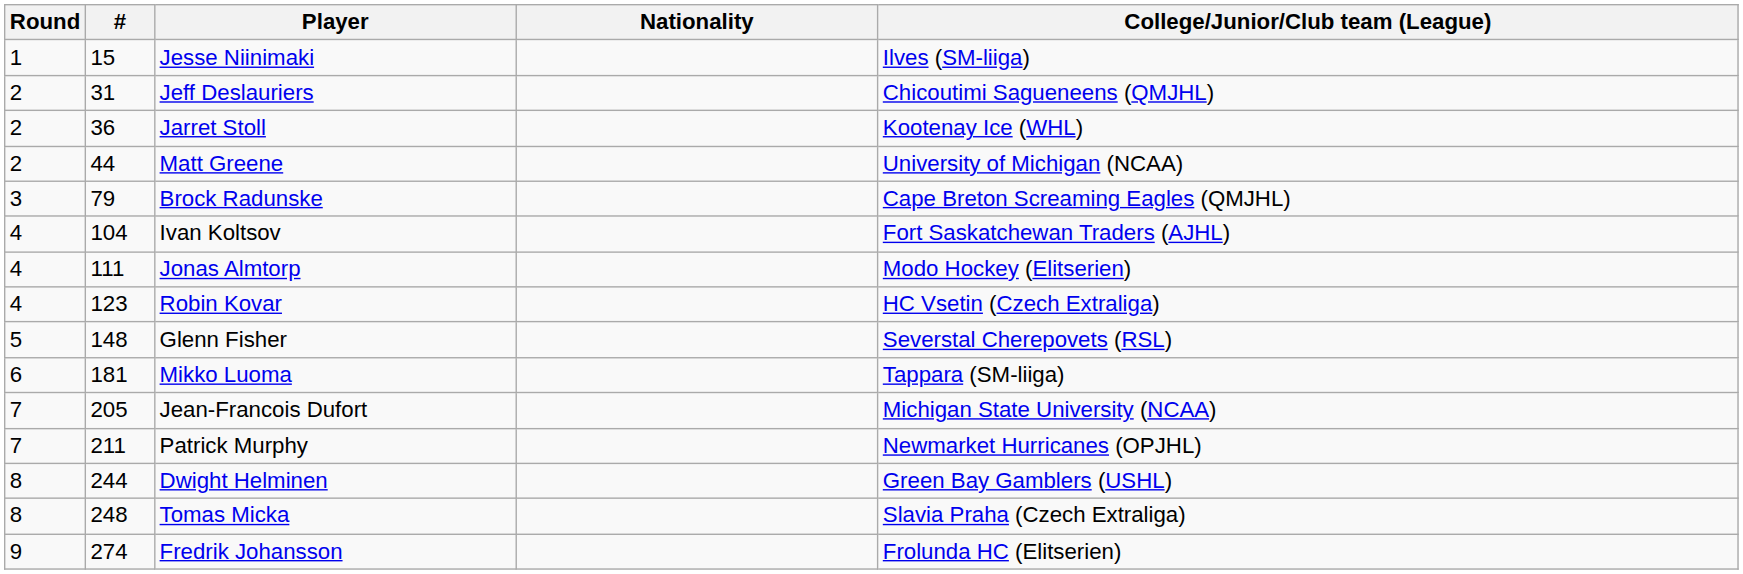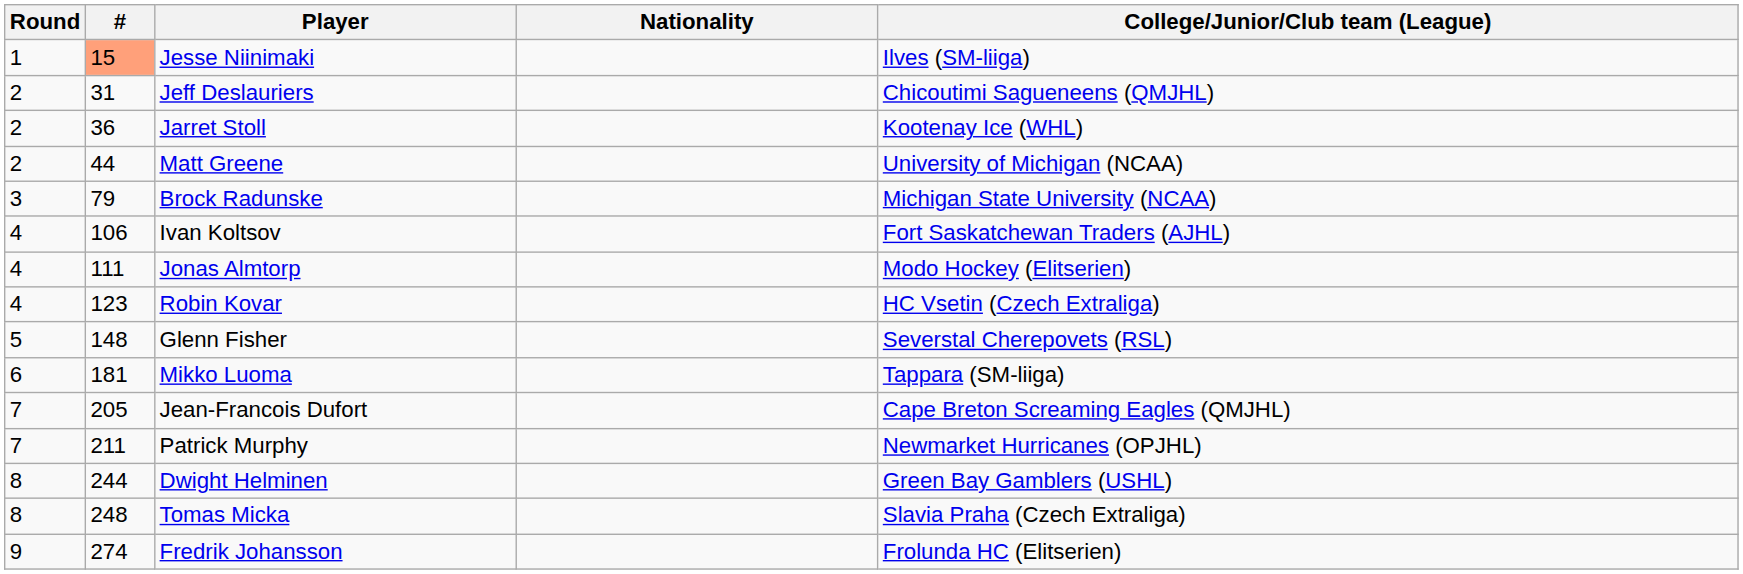(103, 57) no background -> (103, 57) lightsalmon background
(1087, 198) Cape Breton Screaming Eagles (QMJHL) -> (1050, 198) Michigan State University (NCAA)
(109, 233) 104 -> (109, 233) 106
(1050, 410) Michigan State University (NCAA) -> (1087, 410) Cape Breton Screaming Eagles (QMJHL)
